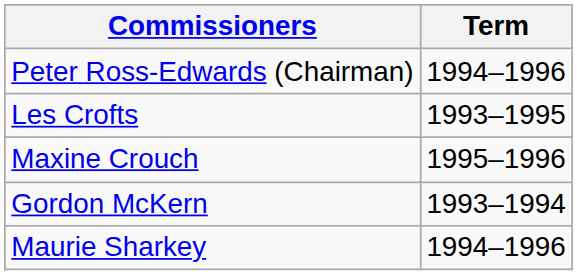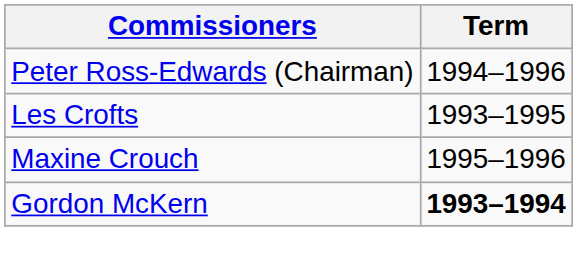(496, 203) normal -> (496, 203) bold
- row: (109, 247)
